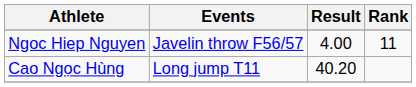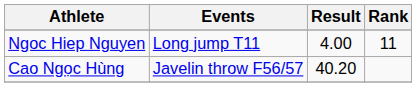(228, 43) Javelin throw F56/57 -> (206, 43) Long jump T11
(206, 69) Long jump T11 -> (228, 69) Javelin throw F56/57
